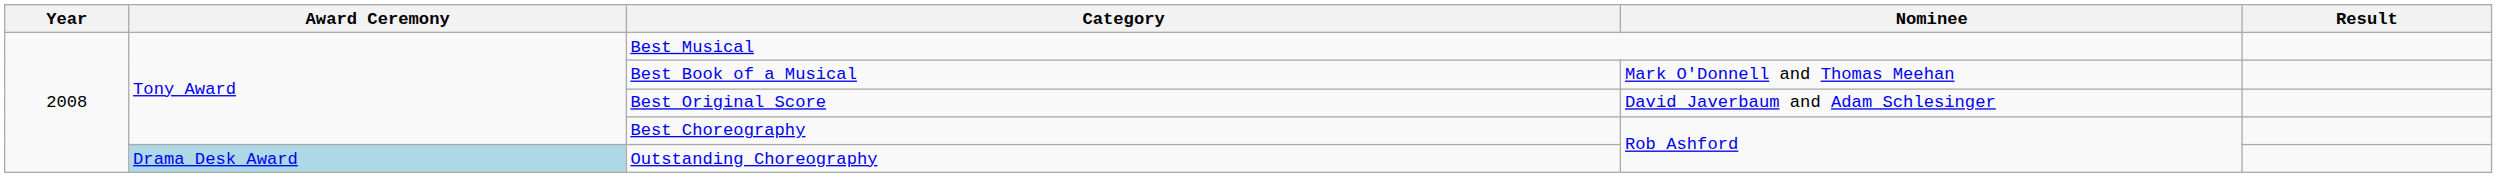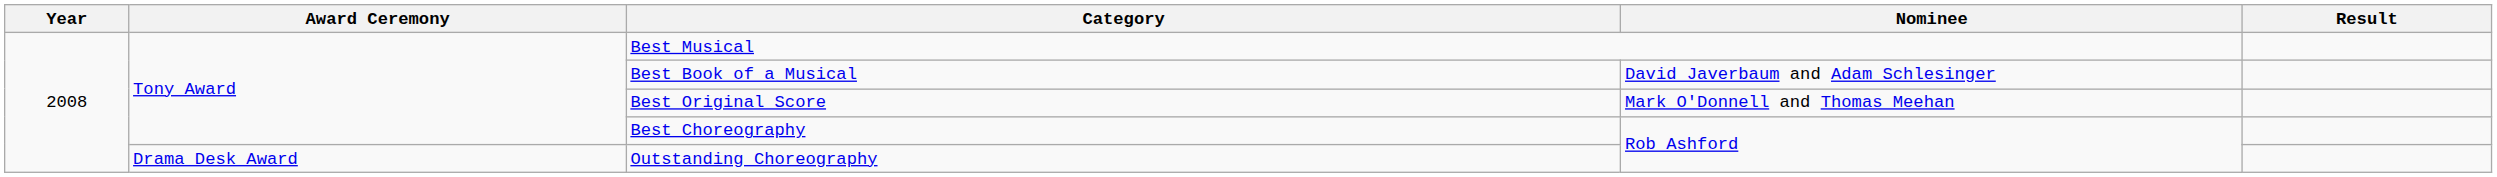(1790, 75) Mark O'Donnell and Thomas Meehan -> (1810, 75) David Javerbaum and Adam Schlesinger
(1810, 103) David Javerbaum and Adam Schlesinger -> (1790, 103) Mark O'Donnell and Thomas Meehan
(215, 158) lightblue background -> (215, 158) no background
